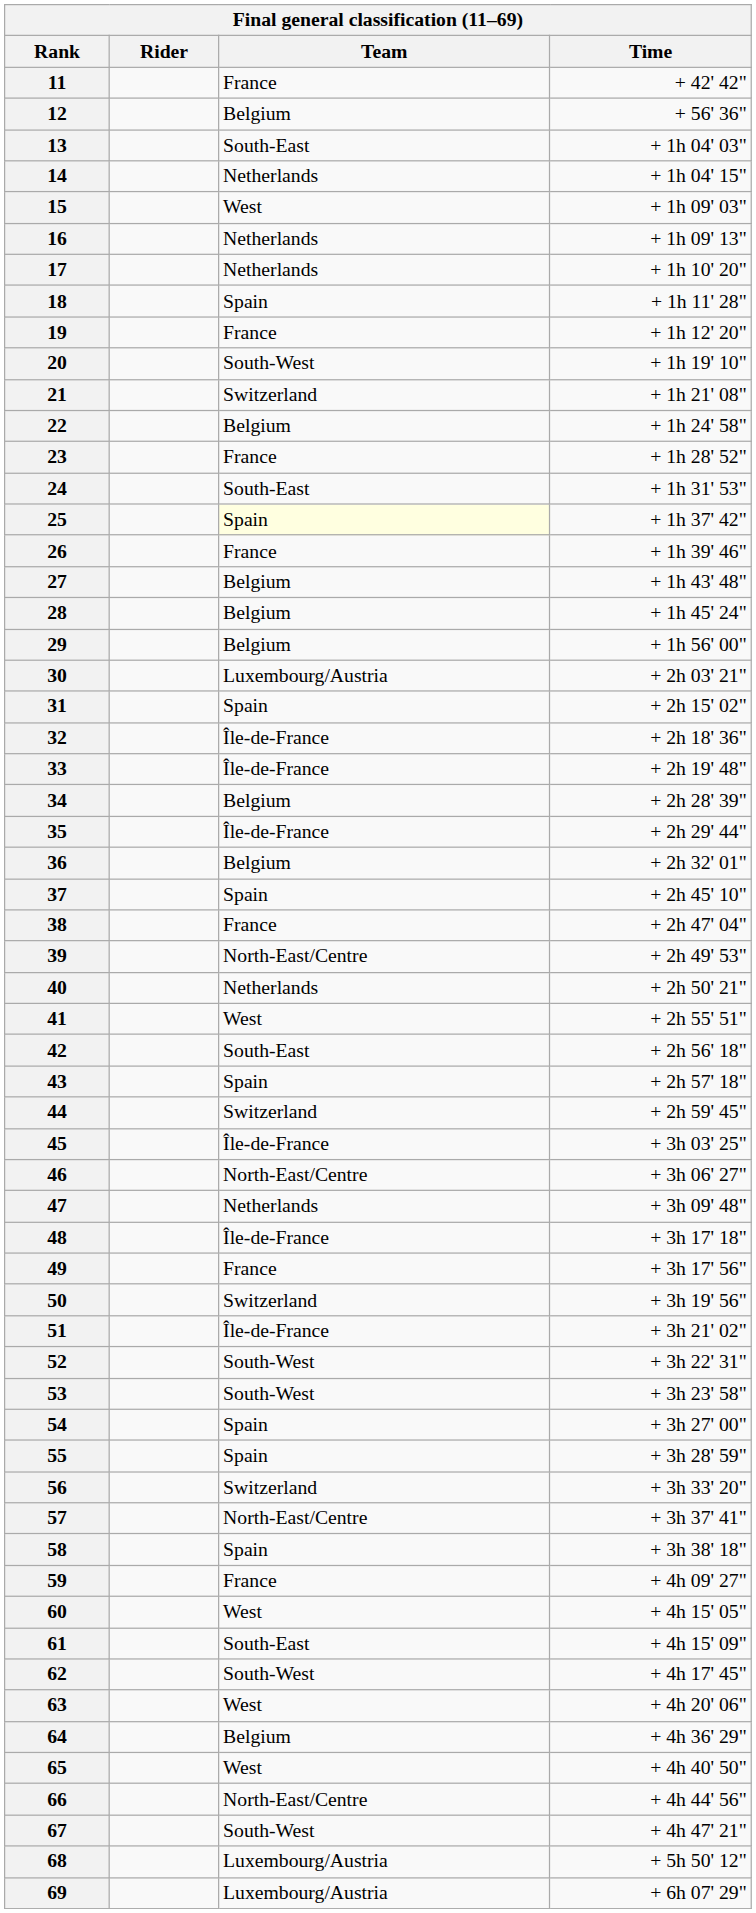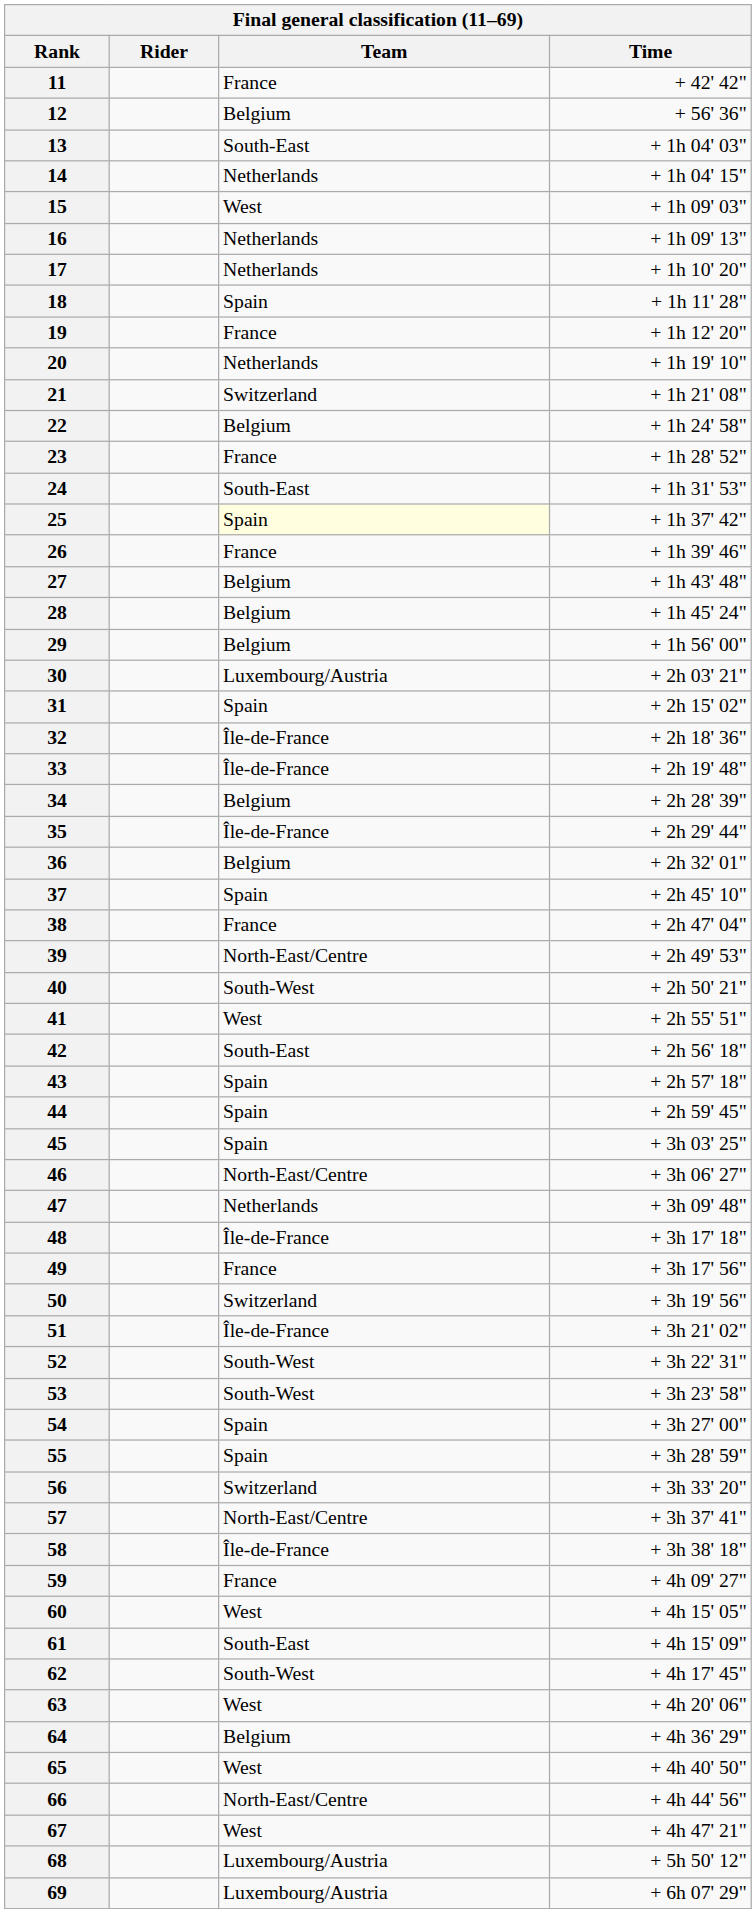(269, 363) South-West -> (271, 363) Netherlands
(271, 987) Netherlands -> (269, 987) South-West
(270, 1112) Switzerland -> (246, 1112) Spain
(276, 1143) Île-de-France -> (246, 1143) Spain
(246, 1549) Spain -> (276, 1549) Île-de-France
(269, 1830) South-West -> (243, 1830) West
